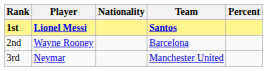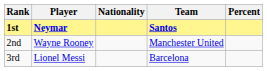(60, 27) Lionel Messi -> (51, 27) Neymar
(169, 43) Barcelona -> (186, 43) Manchester United
(50, 58) Neymar -> (59, 58) Lionel Messi
(186, 58) Manchester United -> (169, 58) Barcelona
